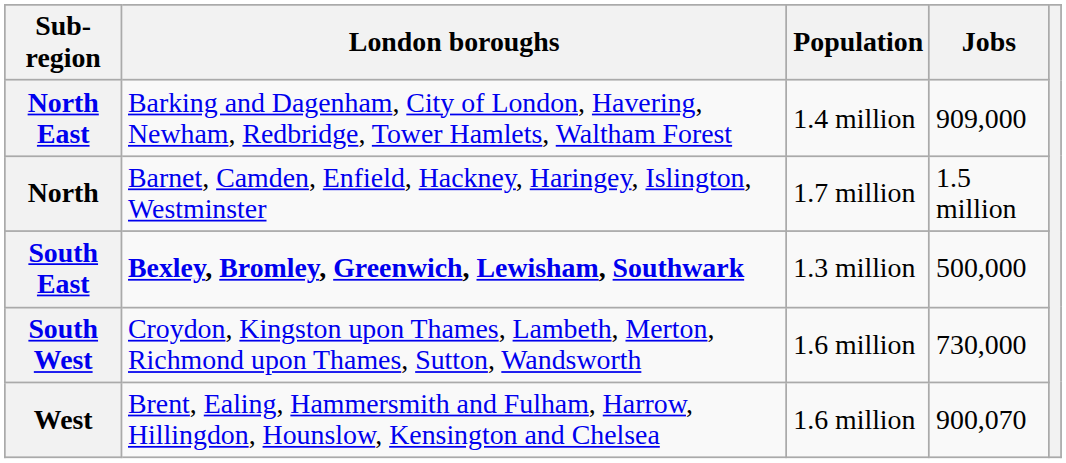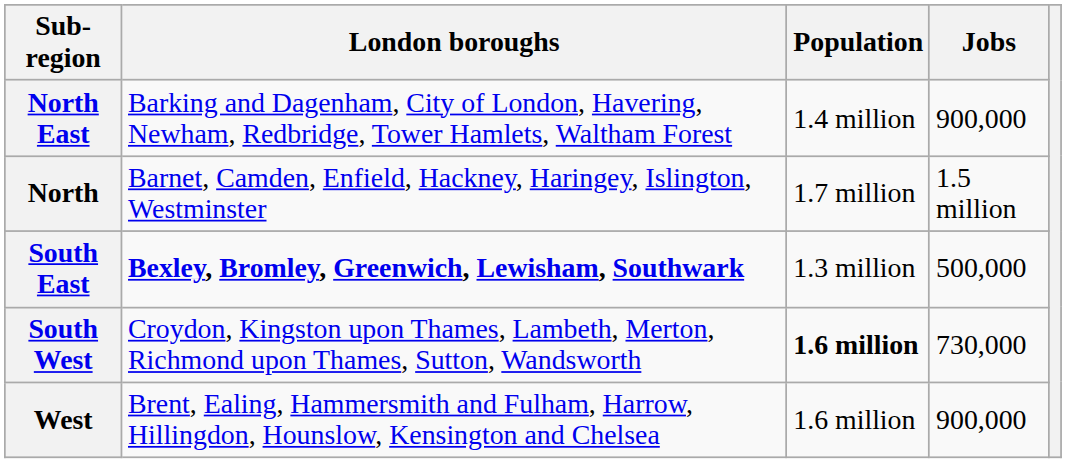(981, 117) 909,000 -> (981, 117) 900,000
(854, 344) normal -> (856, 344) bold
(981, 419) 900,070 -> (981, 419) 900,000
